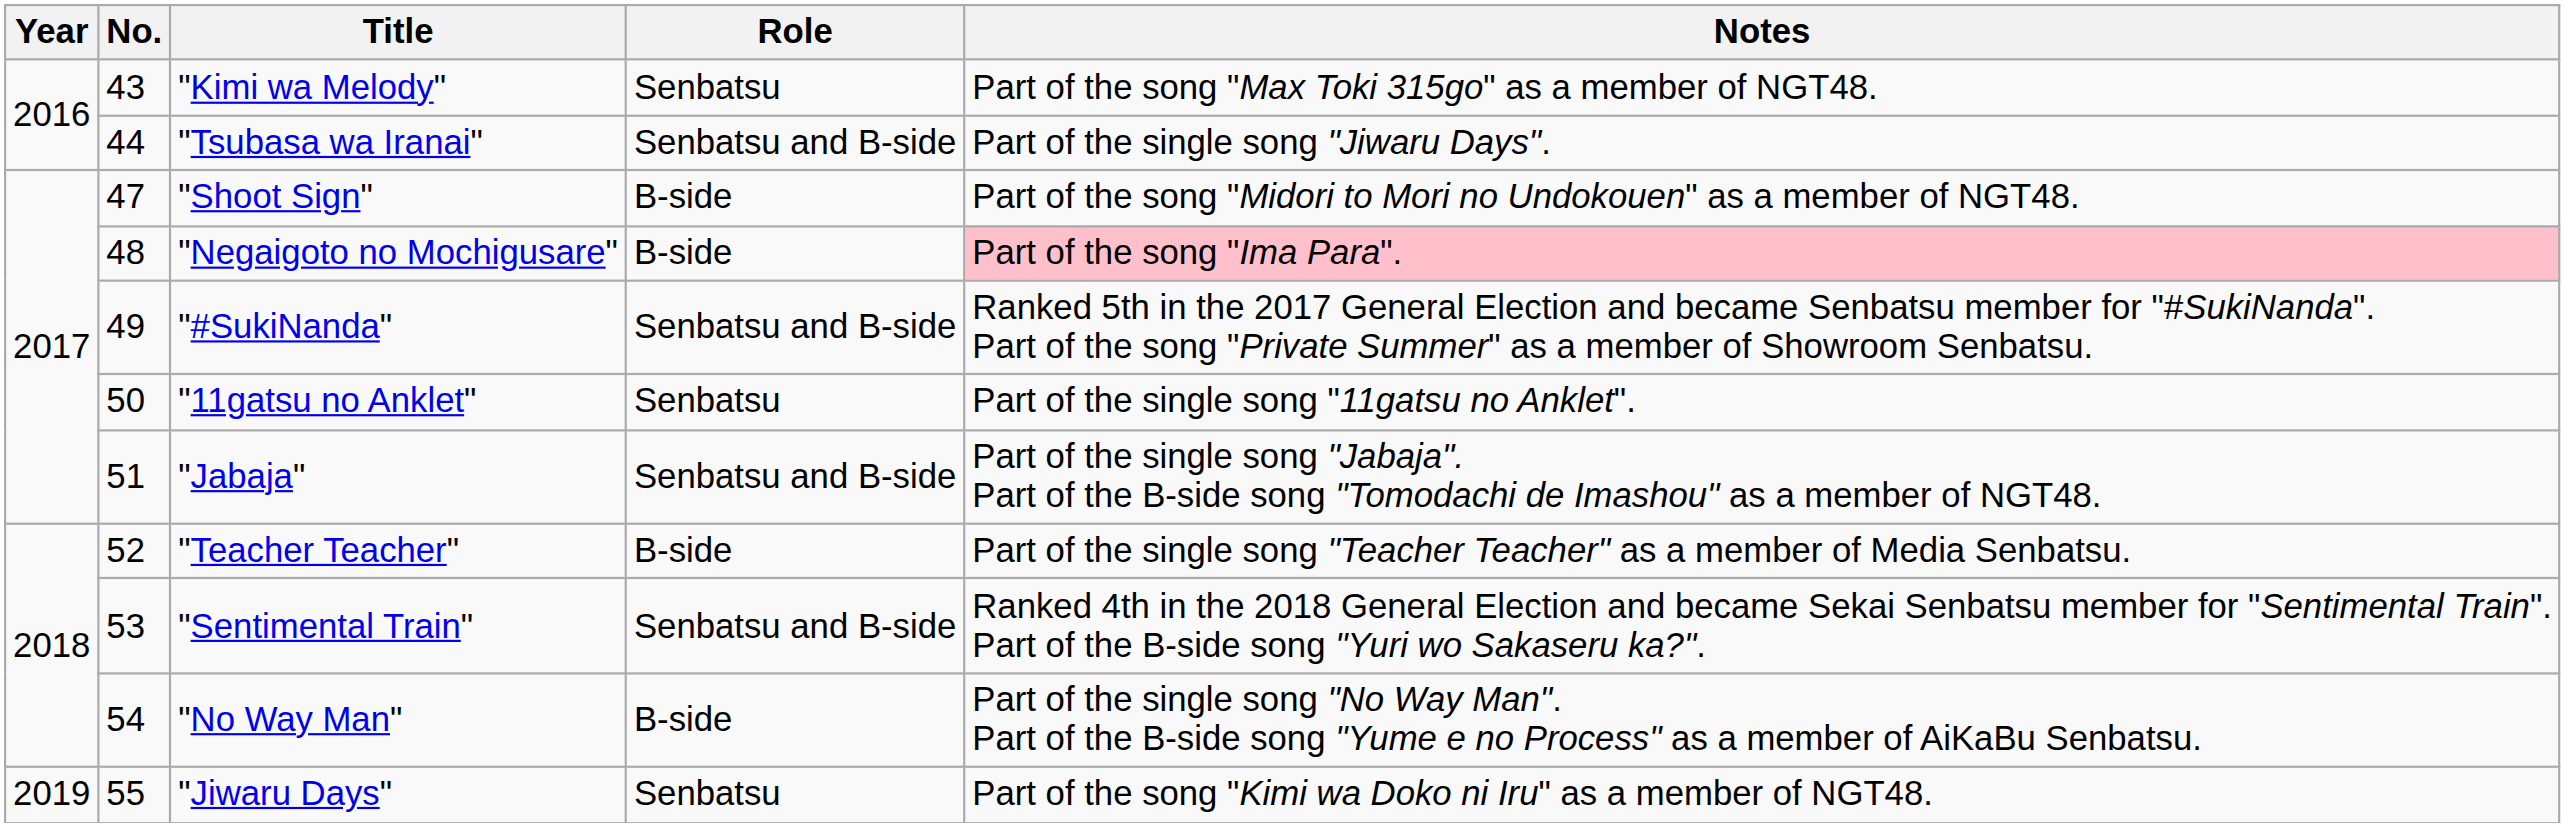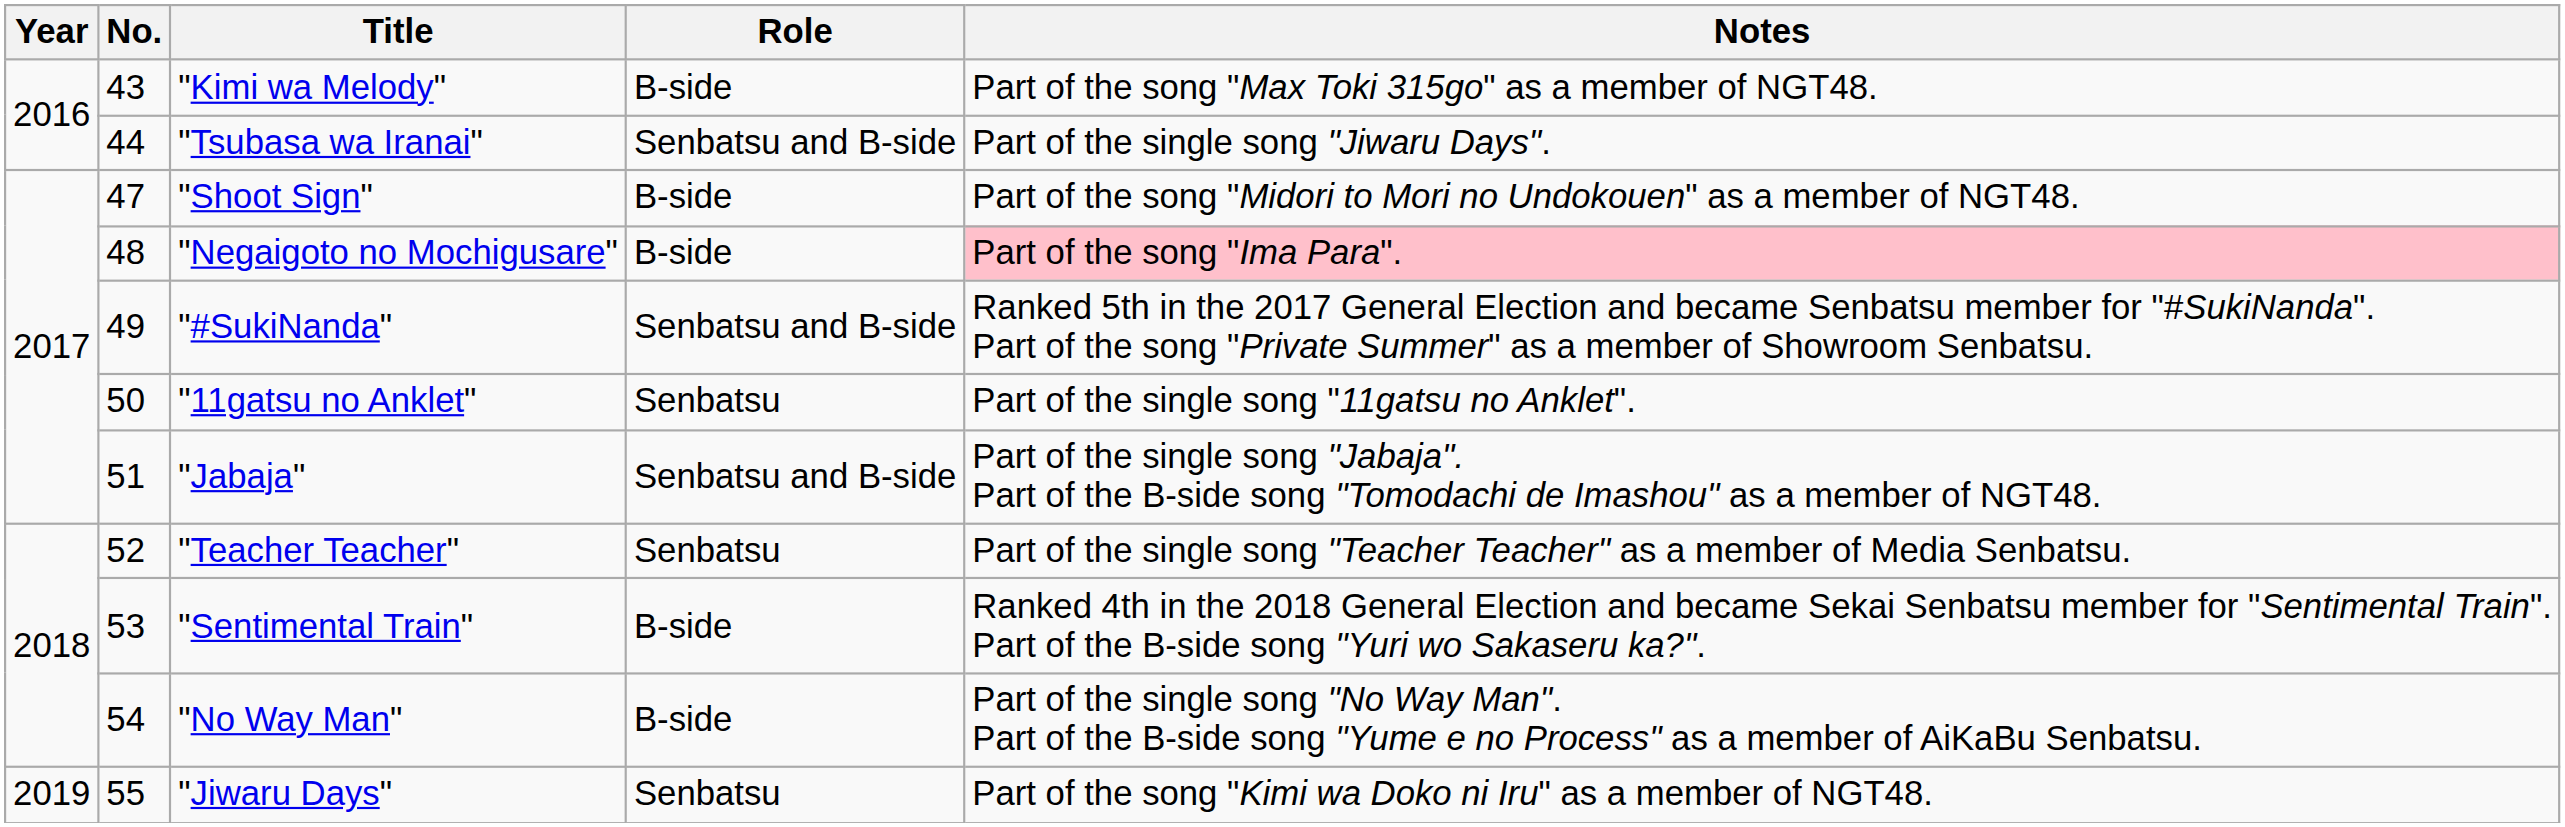(707, 87) Senbatsu -> (683, 87) B-side
(683, 550) B-side -> (707, 550) Senbatsu
(795, 625) Senbatsu and B-side -> (683, 625) B-side
